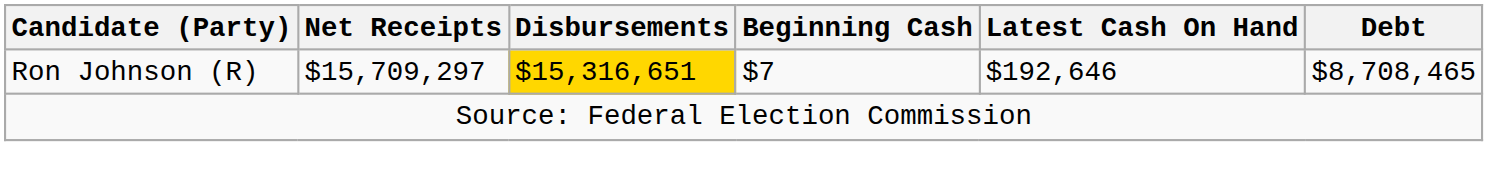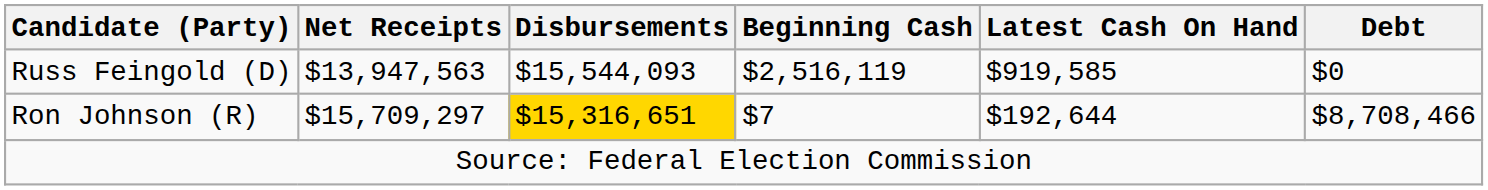+ row: (152, 72)
(1051, 72) $192,646 -> (1051, 117) $192,644
(1394, 72) $8,708,465 -> (1394, 117) $8,708,466
